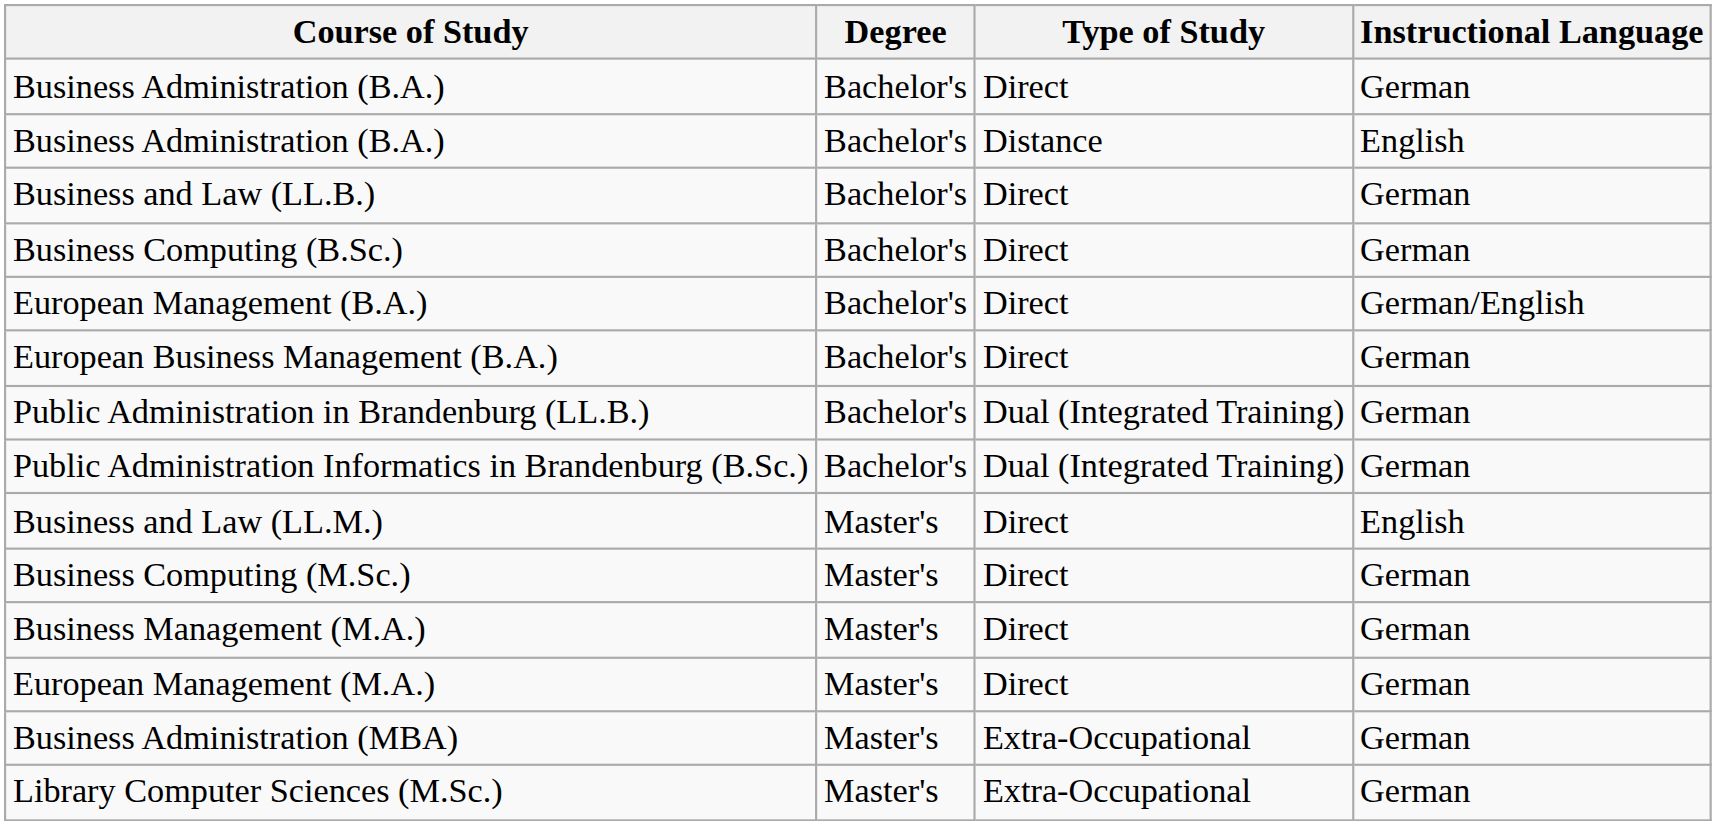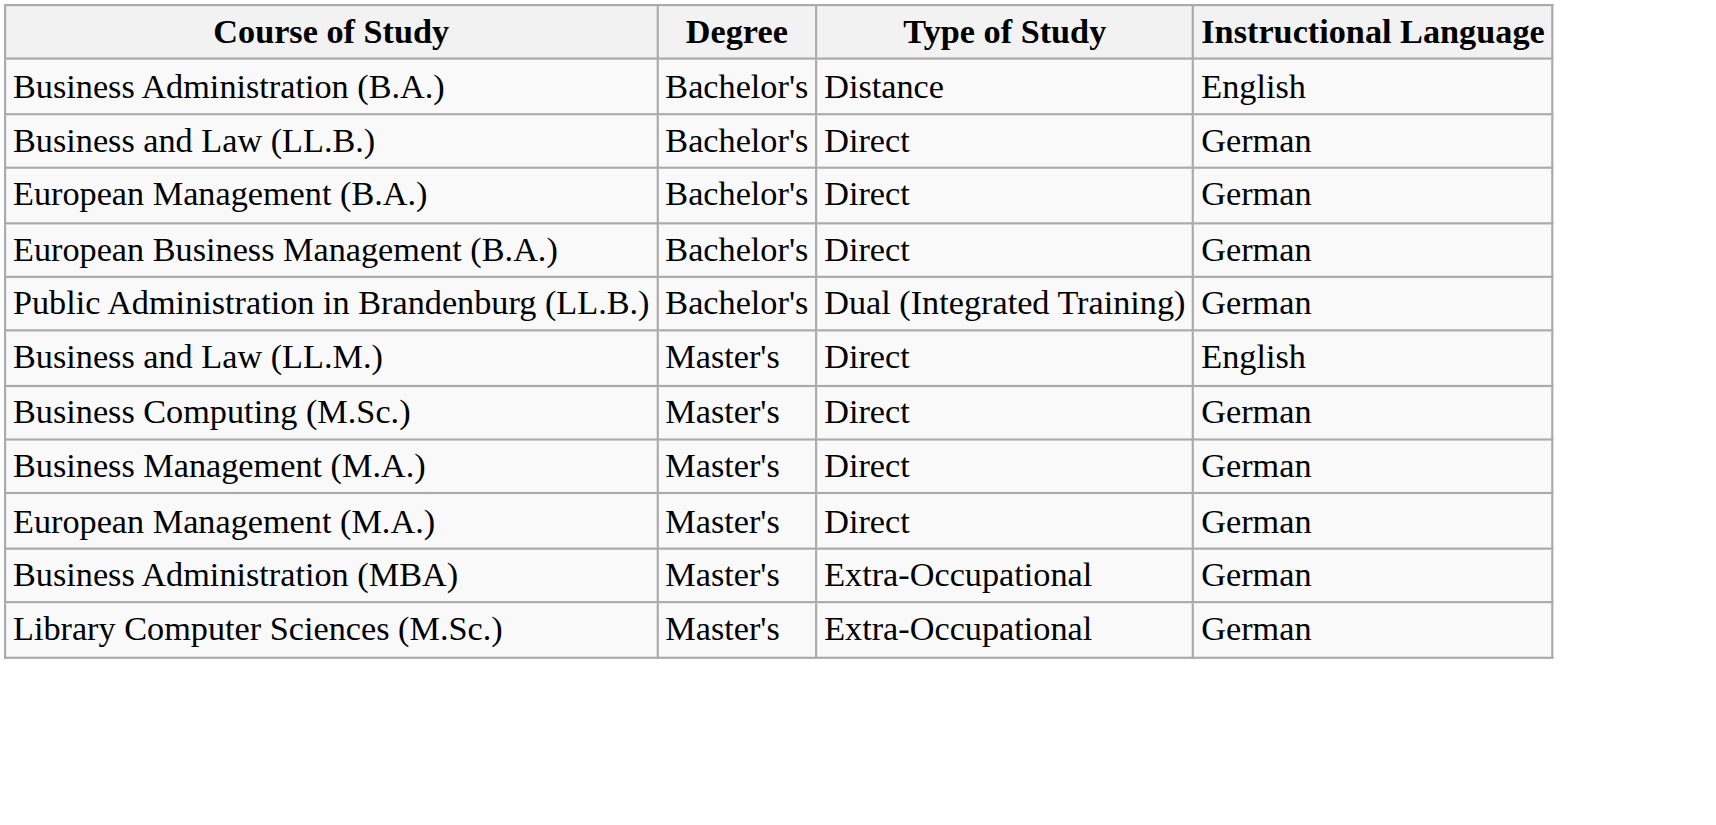- row: (229, 85)
- row: (208, 248)
(1472, 303) German/English -> (1256, 194) German
- row: (411, 466)
